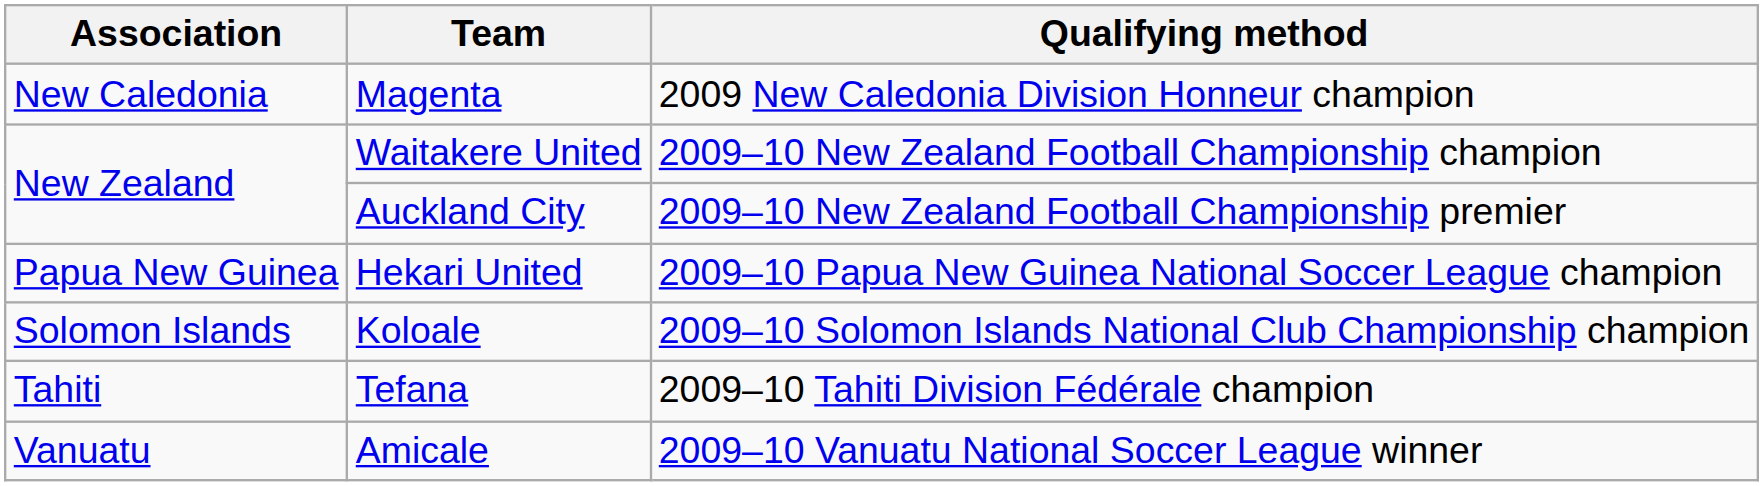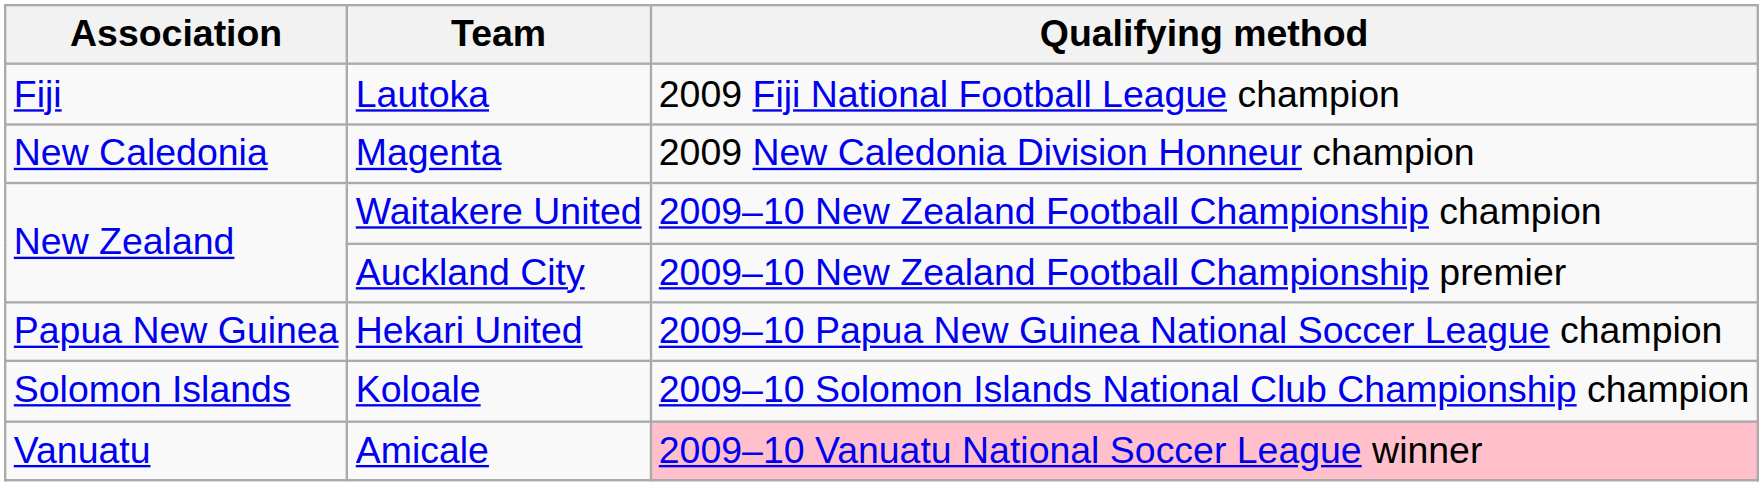+ row: (422, 93)
- row: (412, 390)
(1071, 449) no background -> (1071, 449) pink background
